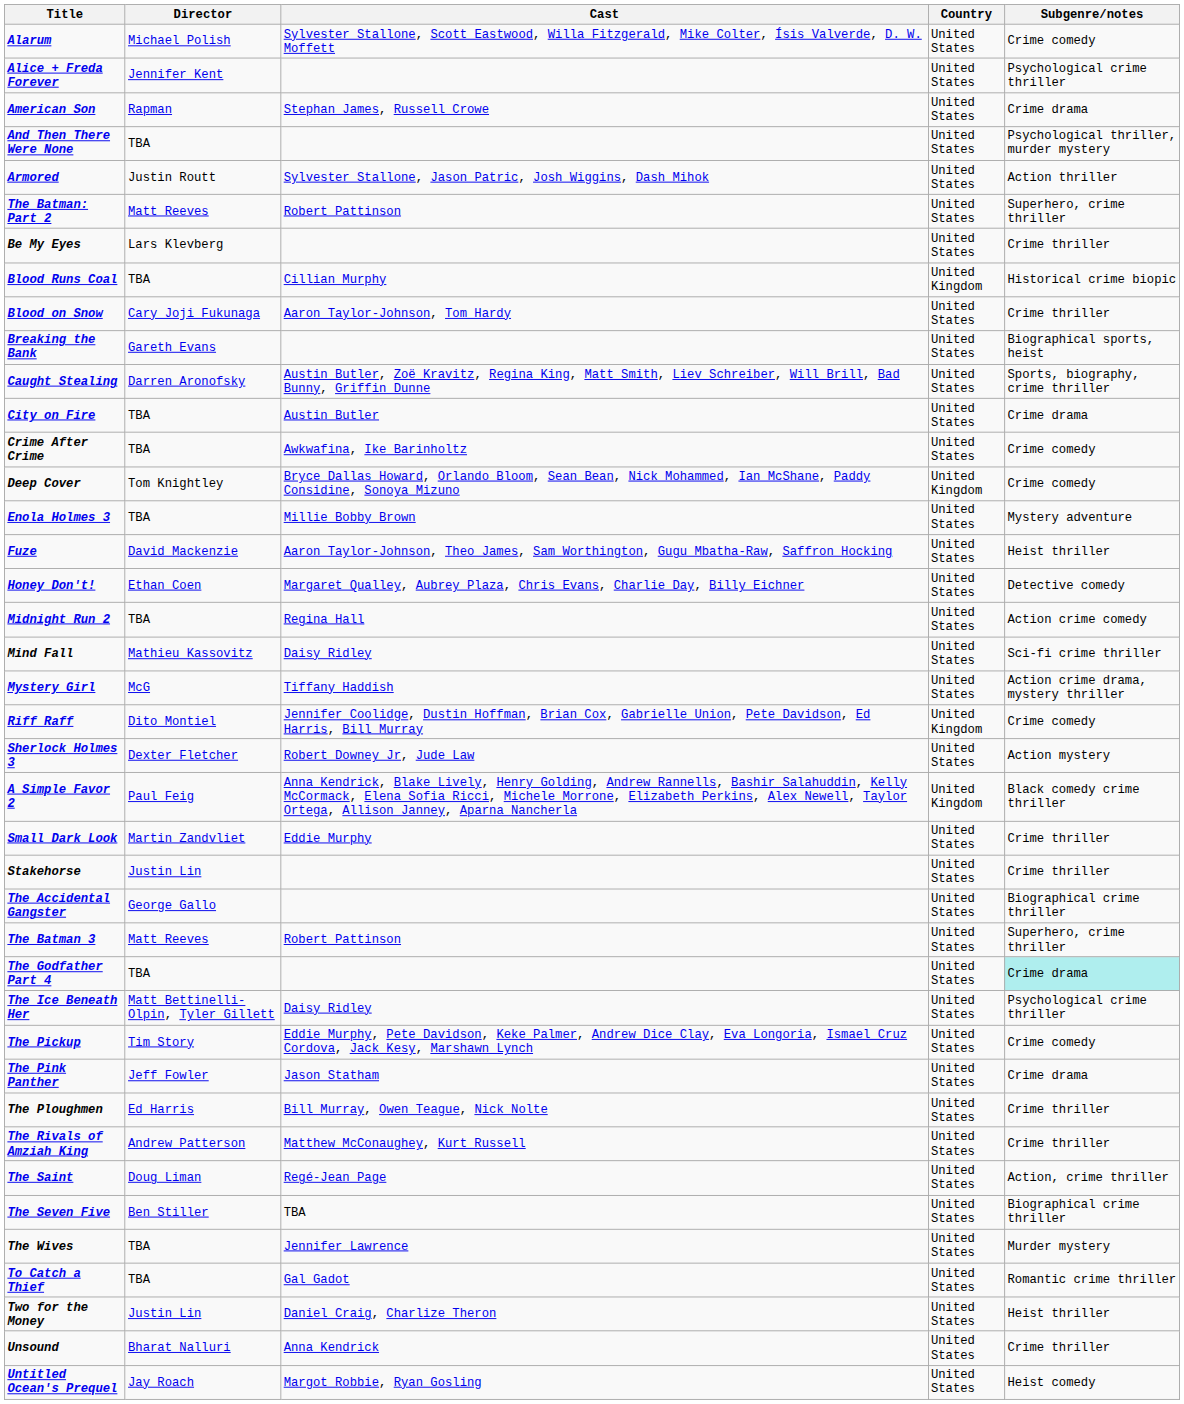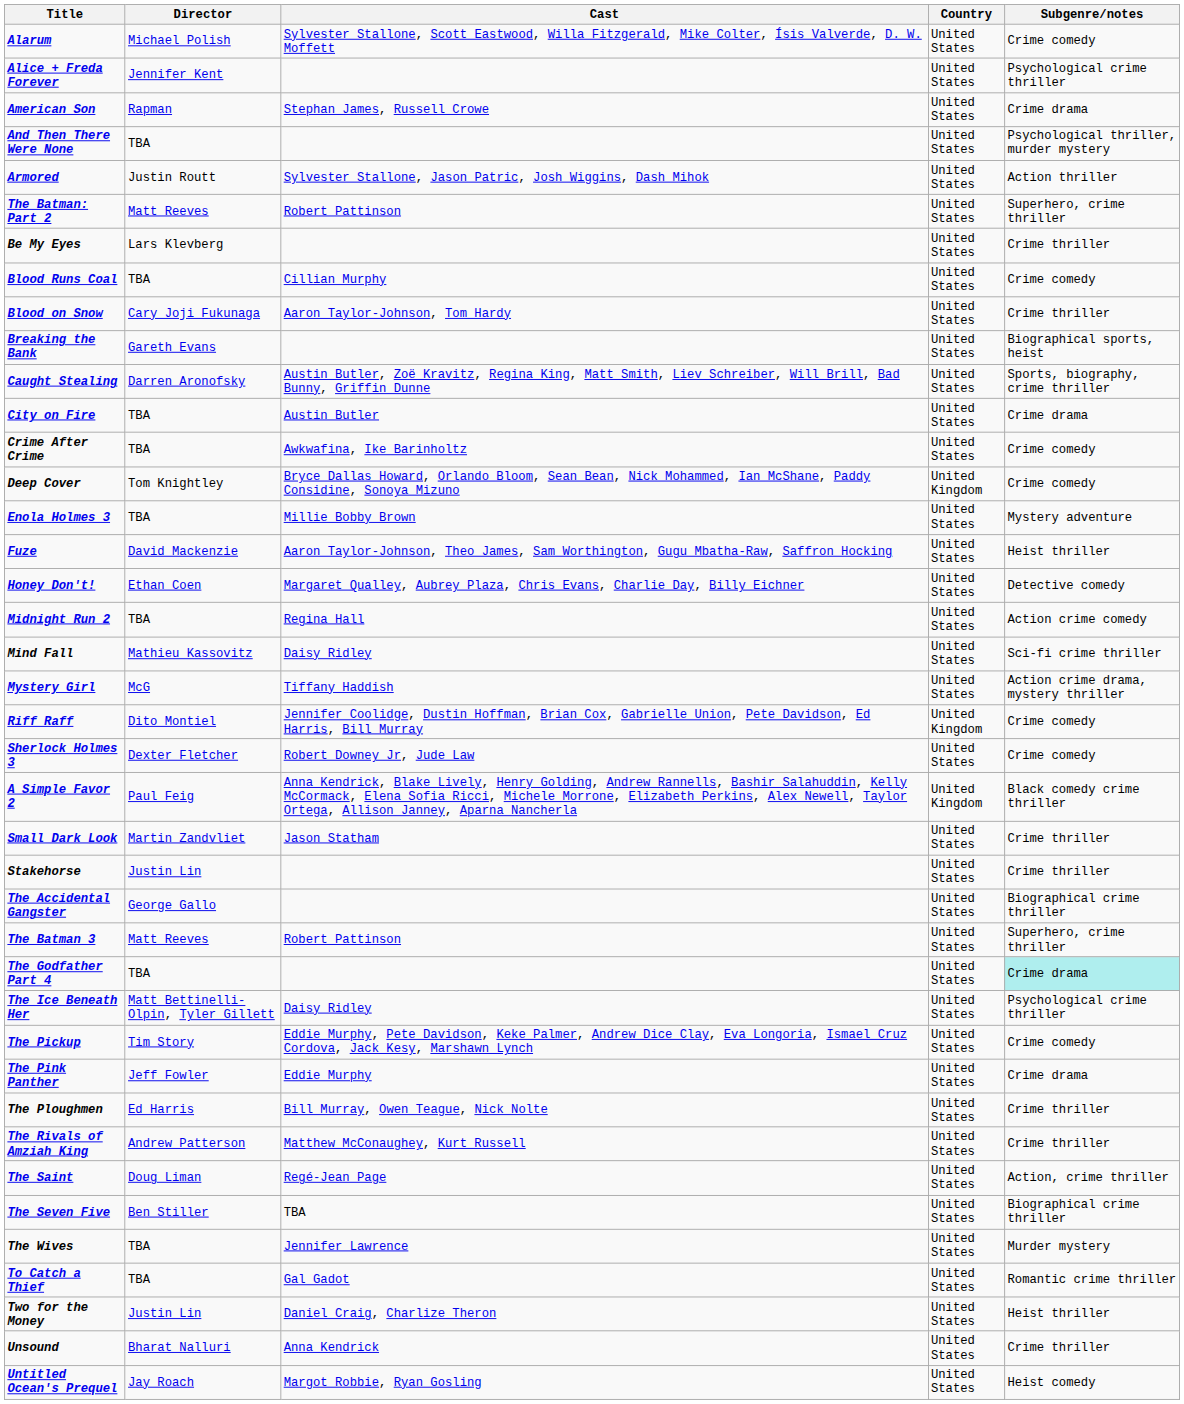(957, 280) United Kingdom -> (953, 280) United States
(1092, 280) Historical crime biopic -> (1051, 280) Crime comedy
(1059, 756) Action mystery -> (1051, 756) Crime comedy
(328, 838) Eddie Murphy -> (331, 838) Jason Statham
(331, 1076) Jason Statham -> (328, 1076) Eddie Murphy
